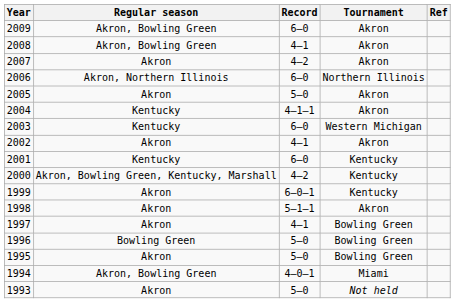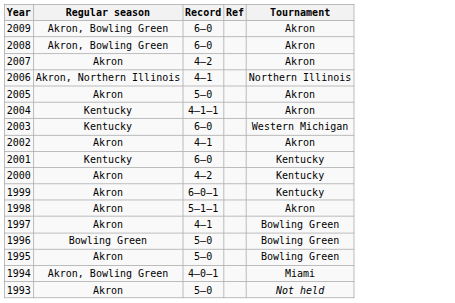columns swapped: (374, 13) <-> (439, 13)
(300, 45) 4–1 -> (203, 45) 6–0
(300, 78) 6–0 -> (203, 78) 4–1
(156, 176) Akron, Bowling Green, Kentucky, Marshall -> (108, 176) Akron
